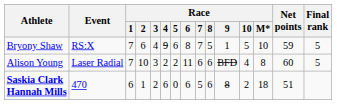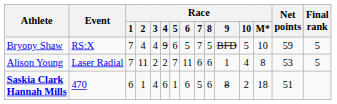(143, 46) 6 -> (143, 46) 4
(188, 46) 8 -> (187, 46) 5
(227, 46) 1 -> (227, 46) BFD
(143, 62) 10 -> (143, 62) 11
(156, 62) 3 -> (155, 62) 2
(175, 62) 2 -> (175, 62) 7
(227, 62) BFD -> (227, 62) 1
(288, 62) 60 -> (288, 62) 53
(156, 85) 2 -> (155, 85) 4
(175, 85) 0 -> (175, 85) 1
